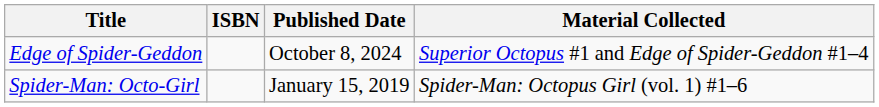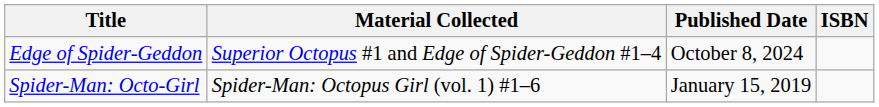columns swapped: (644, 20) <-> (236, 20)
